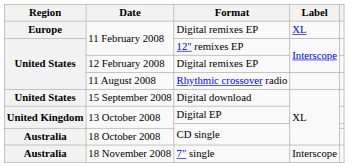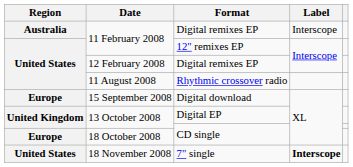(45, 30) Europe -> (45, 30) Australia
(299, 30) XL -> (315, 30) Interscope
(45, 98) United States -> (45, 98) Europe
(45, 136) Australia -> (45, 136) Europe
(45, 153) Australia -> (45, 153) United States
(315, 153) normal -> (316, 153) bold
